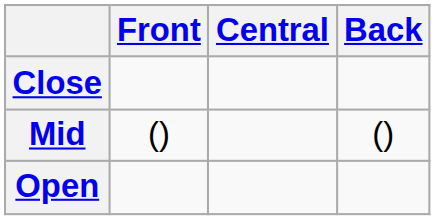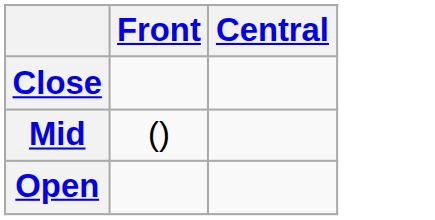- column: (383, 30)
